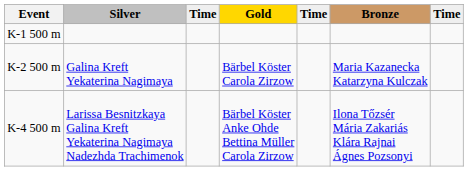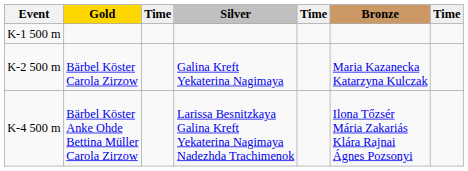columns swapped: (258, 14) <-> (125, 14)
